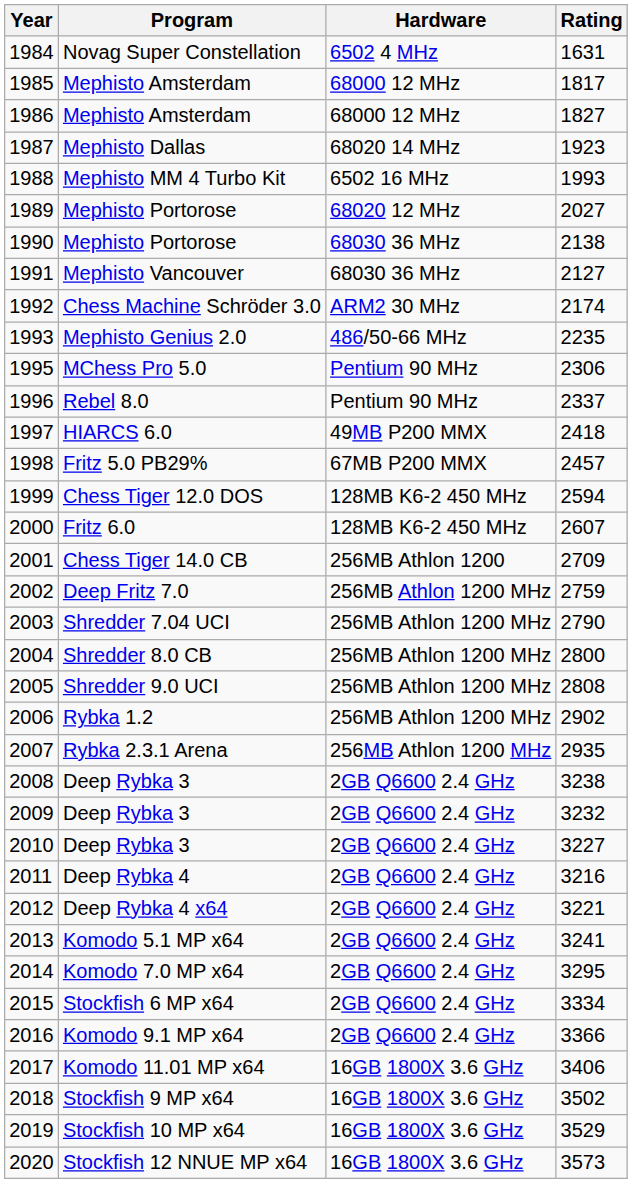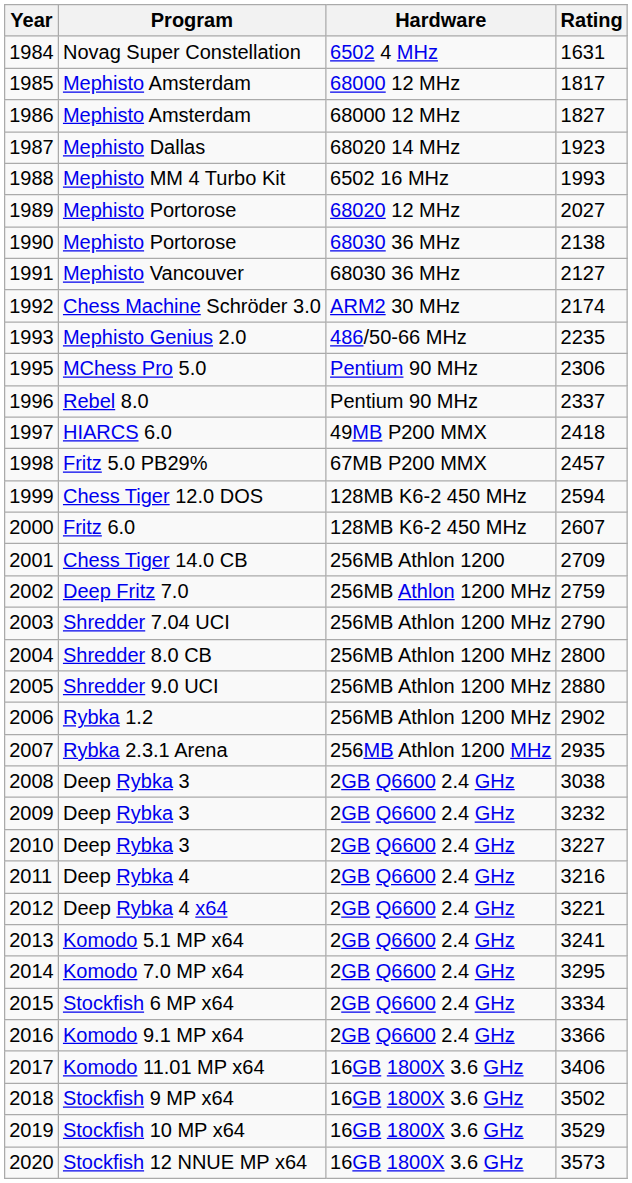(583, 686) 2808 -> (583, 686) 2880
(583, 781) 3238 -> (583, 781) 3038
